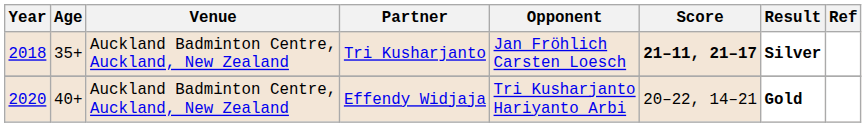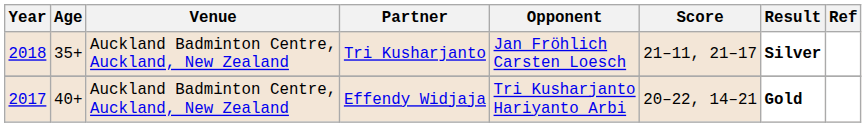(700, 54) bold -> (700, 54) normal
(27, 99) 2020 -> (27, 99) 2017
